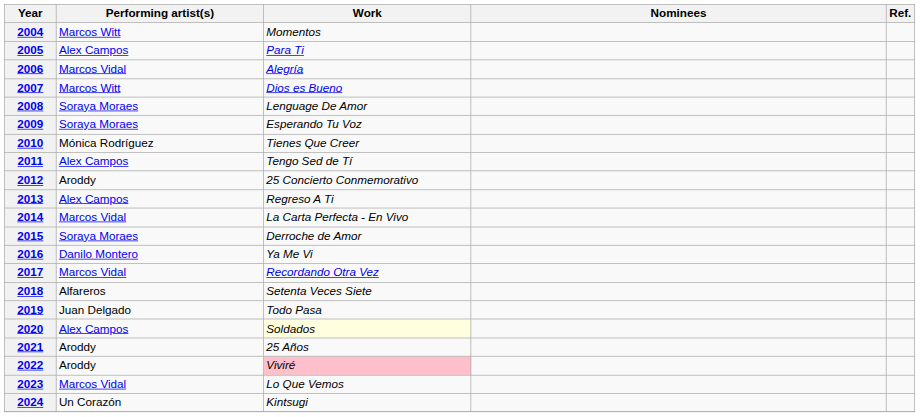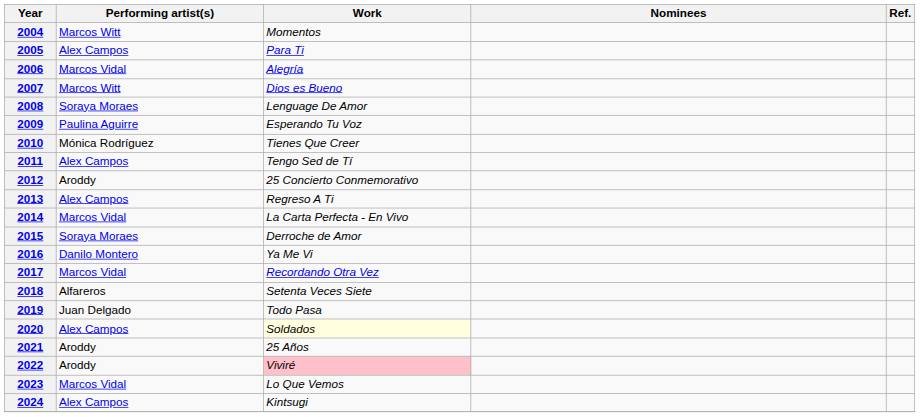(99, 124) Soraya Moraes -> (99, 124) Paulina Aguirre
(90, 402) Un Corazón -> (94, 402) Alex Campos
